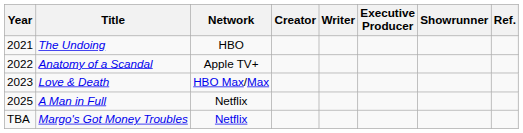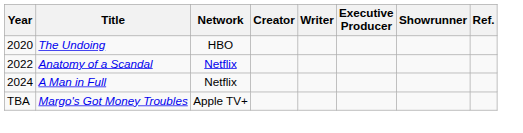(20, 45) 2021 -> (20, 45) 2020
(231, 63) Apple TV+ -> (221, 63) Netflix
- row: (74, 82)
(20, 100) 2025 -> (20, 82) 2024
(231, 119) Netflix -> (221, 100) Apple TV+
